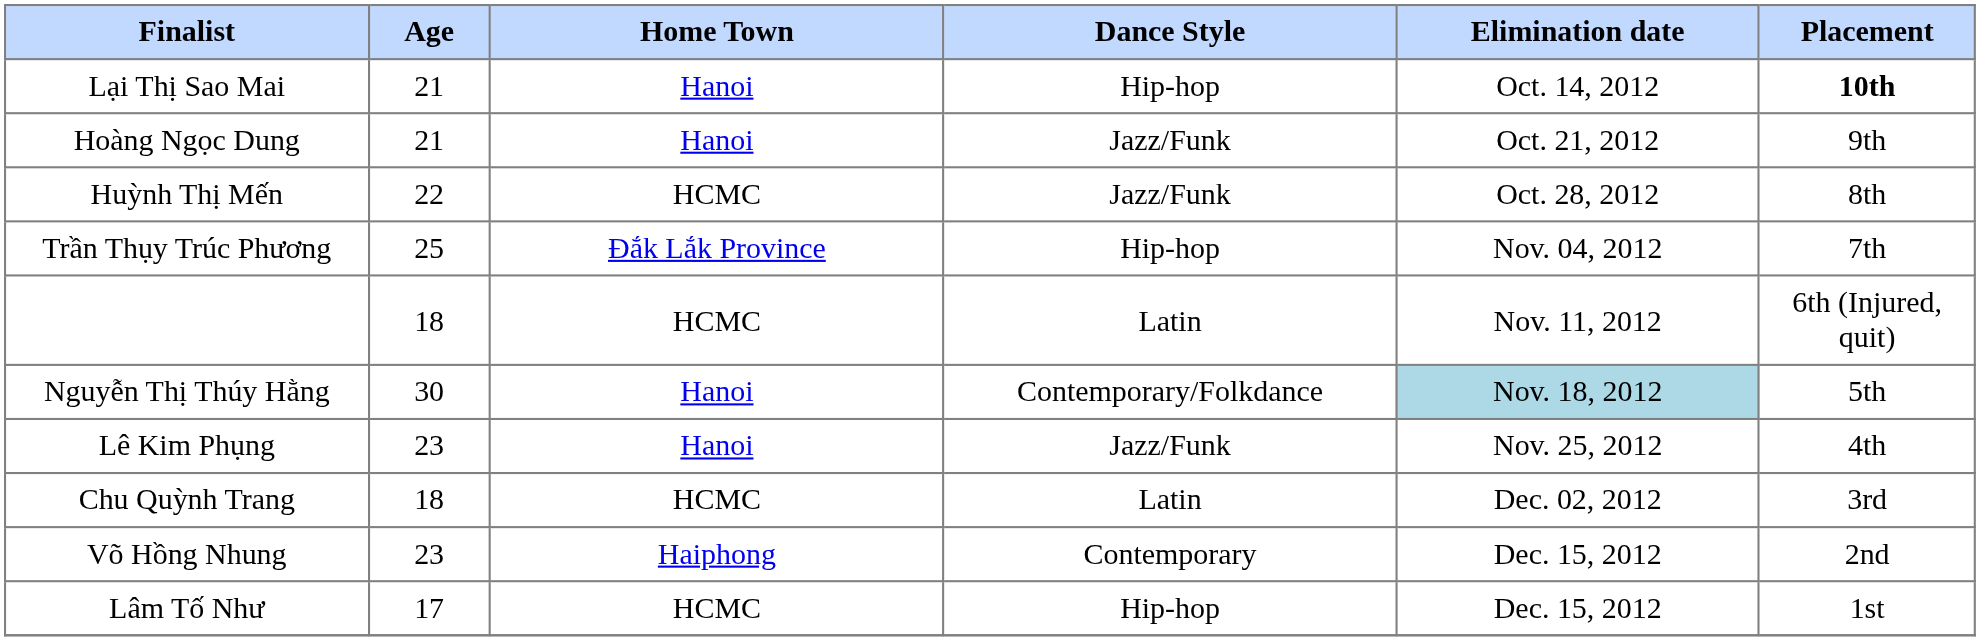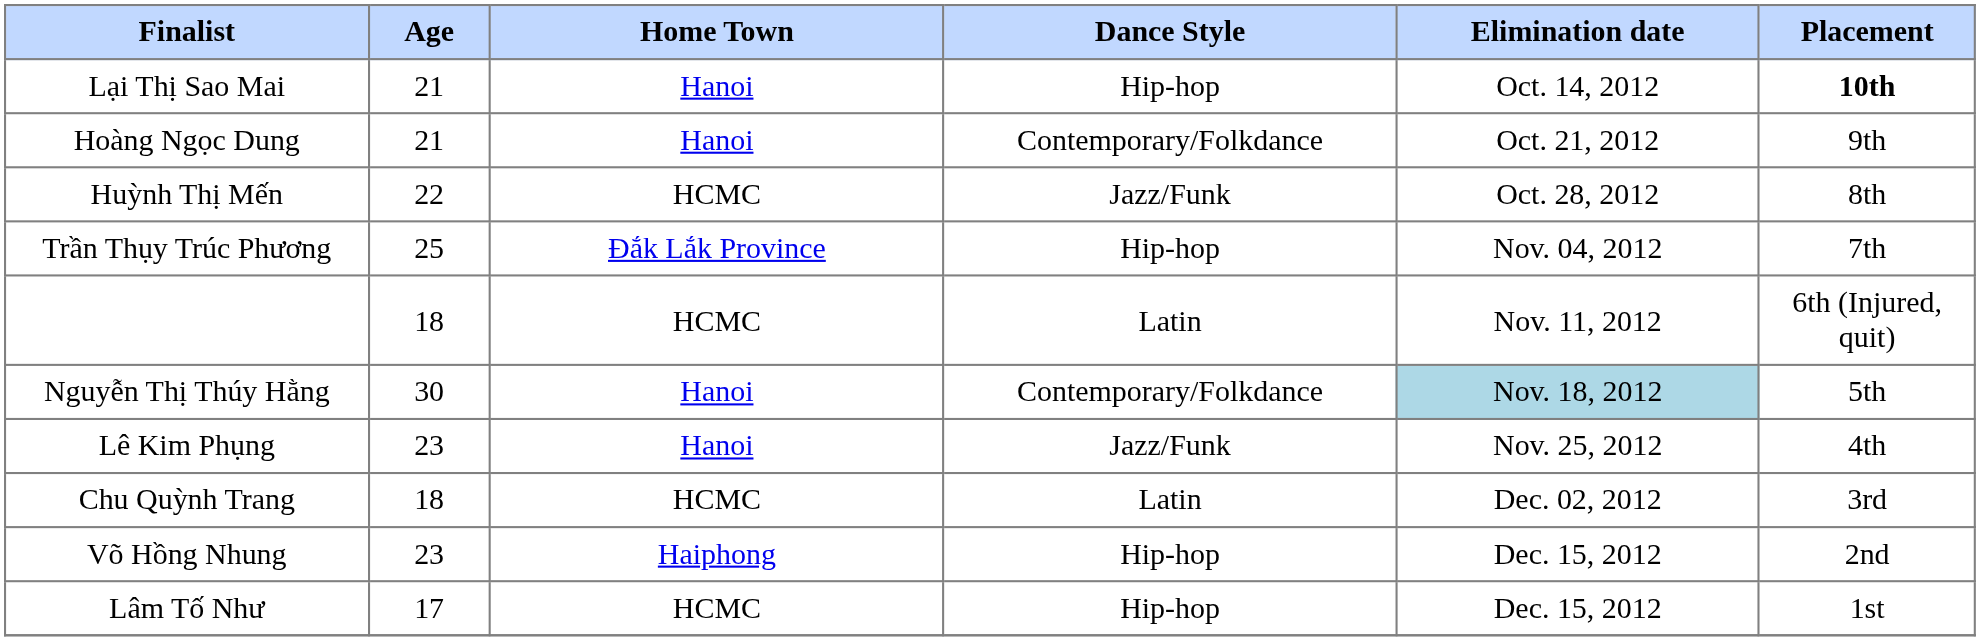(1170, 139) Jazz/Funk -> (1170, 139) Contemporary/Folkdance
(1170, 553) Contemporary -> (1170, 553) Hip-hop
